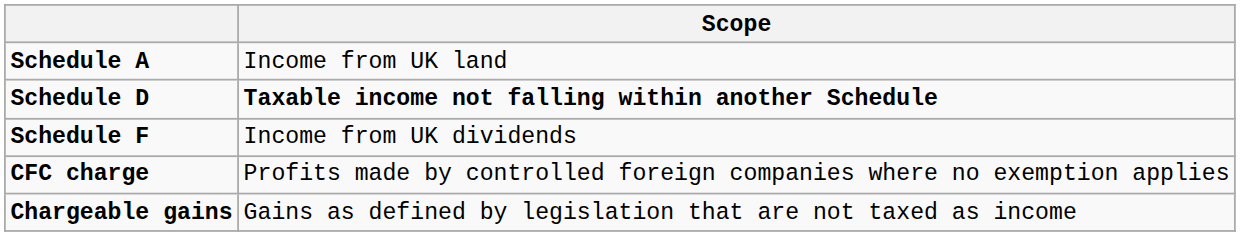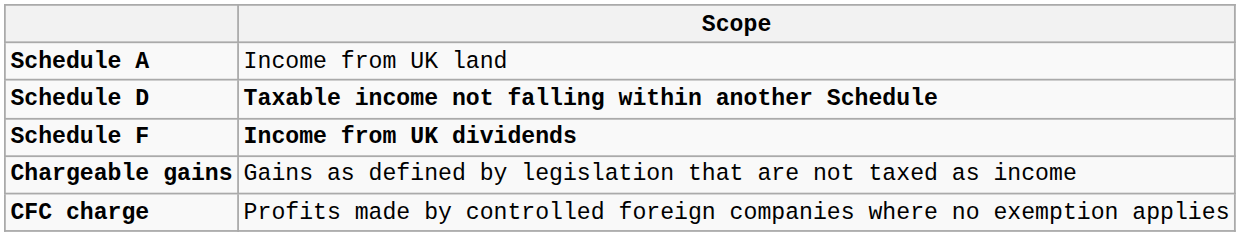(410, 137) normal -> (410, 137) bold
rows swapped: (121, 212) <-> (80, 175)
